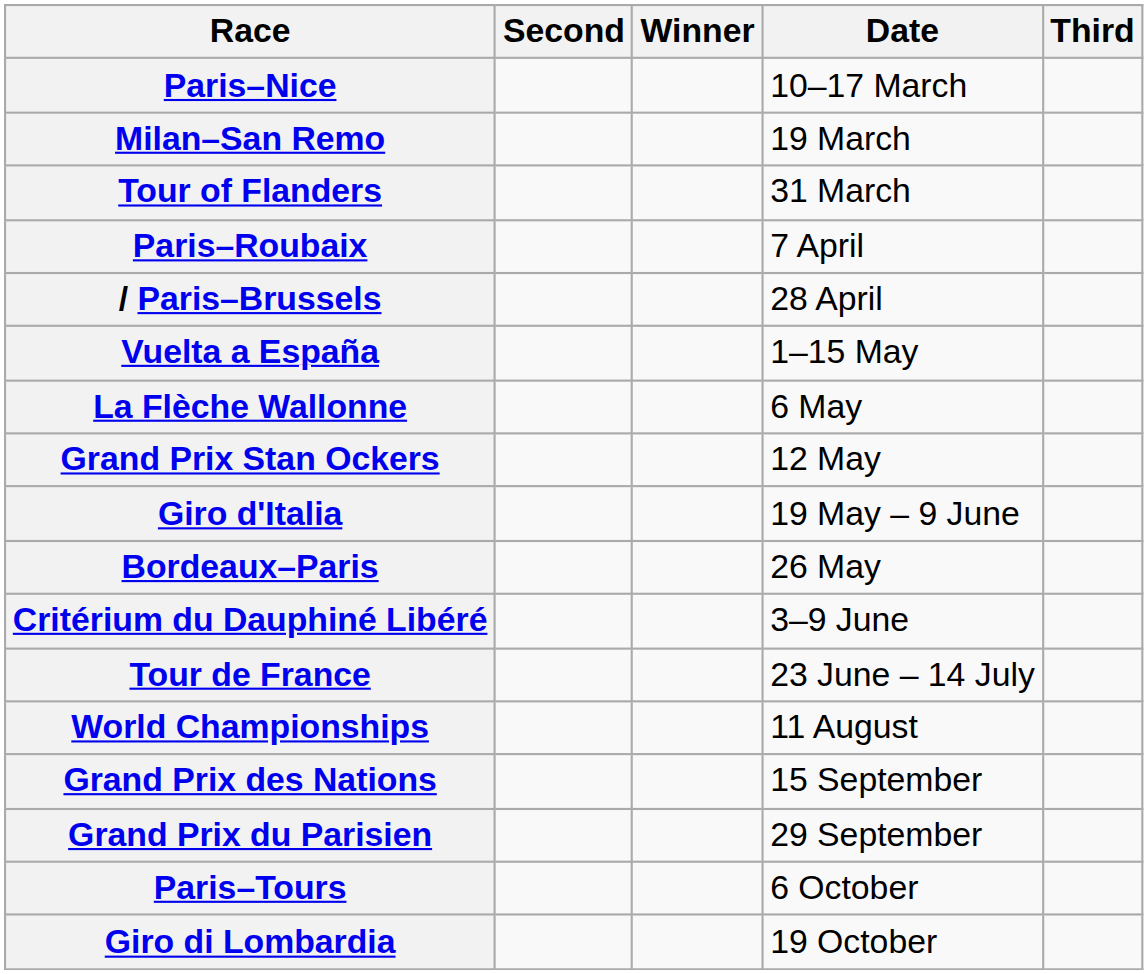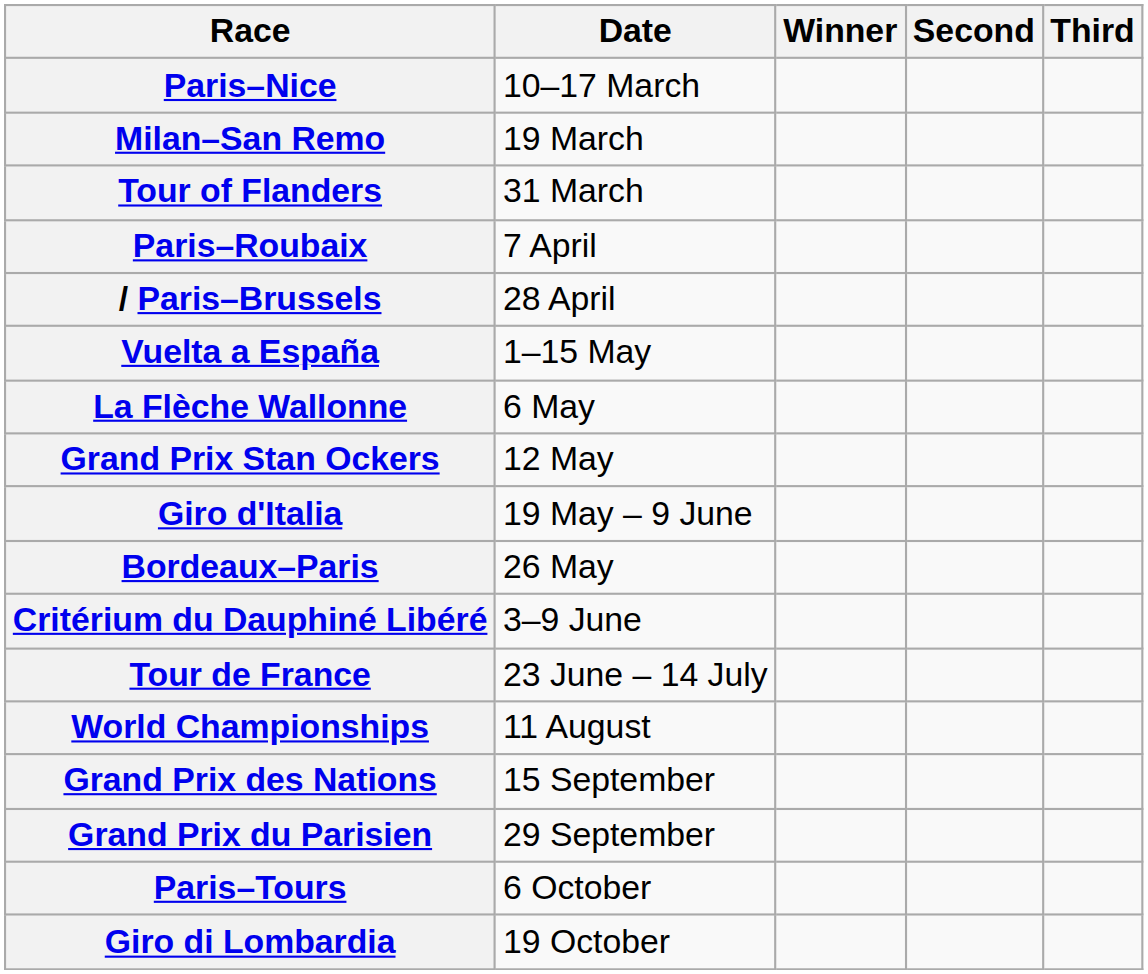columns swapped: (902, 31) <-> (564, 31)
